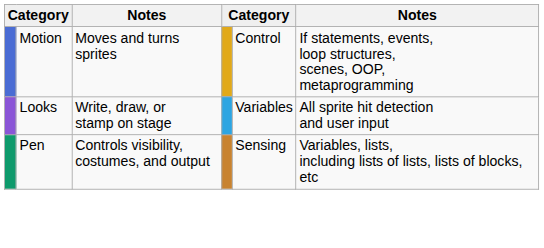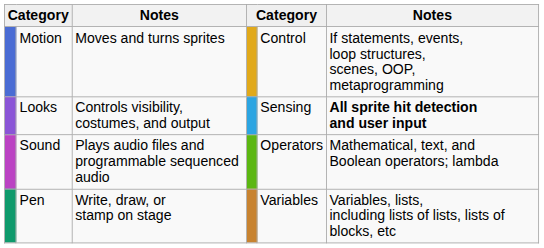(123, 115) Write, draw, or stamp on stage -> (143, 115) Controls visibility, costumes, and output
(264, 107) Variables -> (286, 107) Sensing
(366, 115) normal -> (403, 115) bold
+ row: (40, 146)
(143, 153) Controls visibility, costumes, and output -> (123, 207) Write, draw, or stamp on stage
(261, 146) Sensing -> (289, 200) Variables
